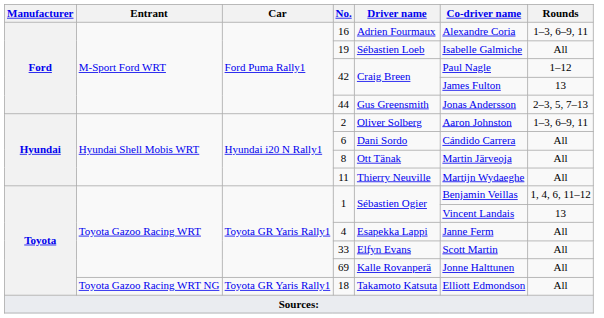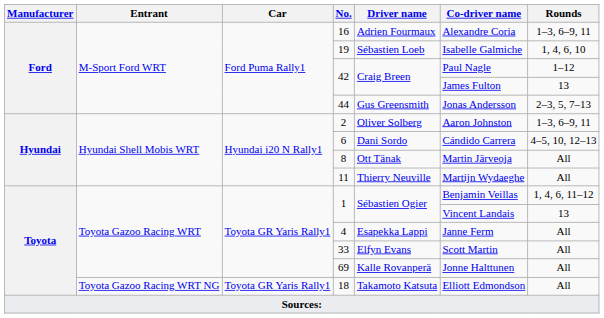(561, 49) All -> (564, 49) 1, 4, 6, 10
(561, 140) All -> (564, 140) 4–5, 10, 12–13
